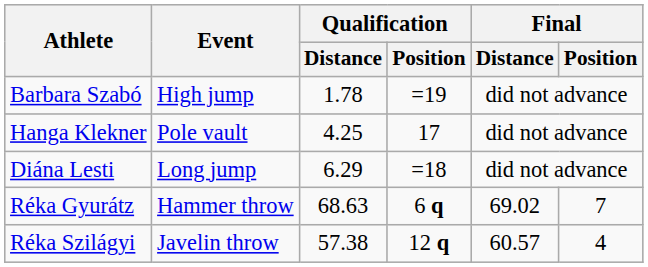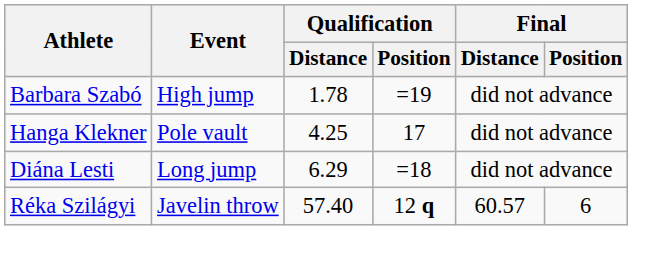- row: (72, 206)
(343, 243) 57.38 -> (328, 206) 57.40
(601, 243) 4 -> (586, 206) 6
